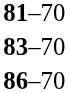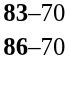- row: (34, 12)
